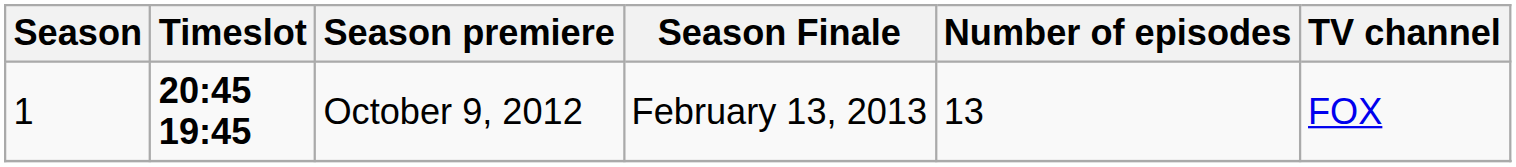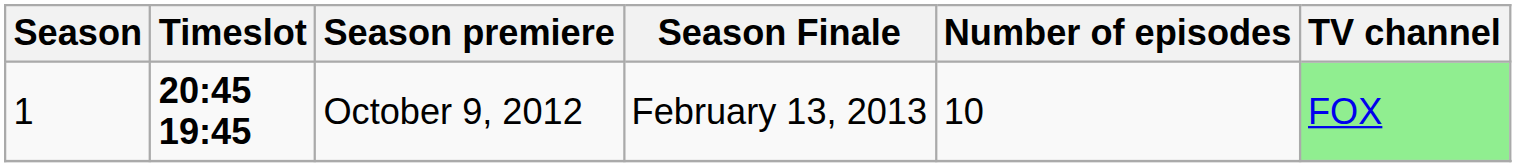(964, 110) 13 -> (964, 110) 10
(1345, 110) no background -> (1345, 110) lightgreen background
